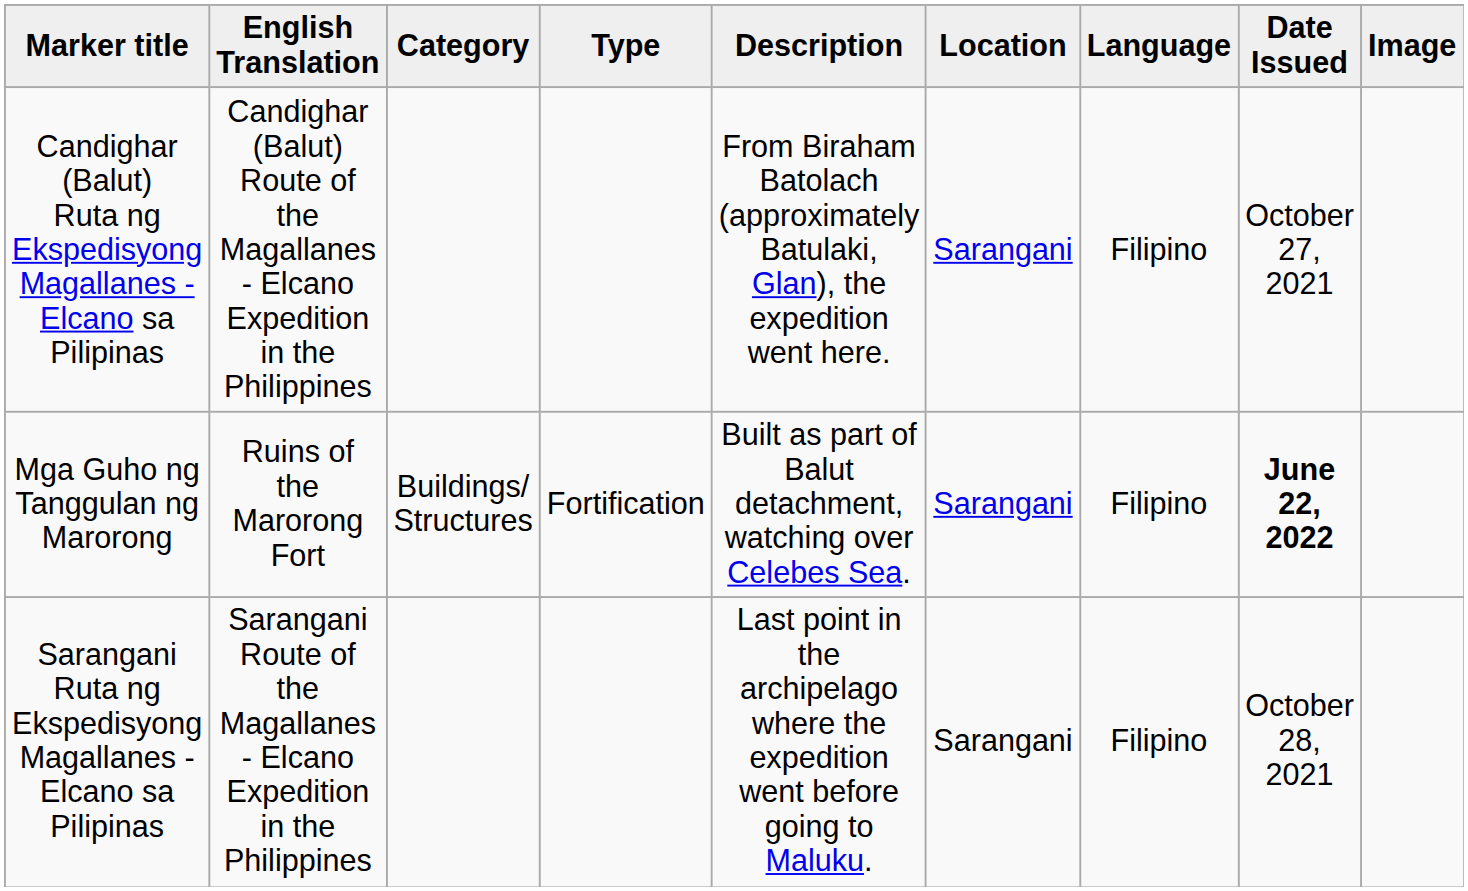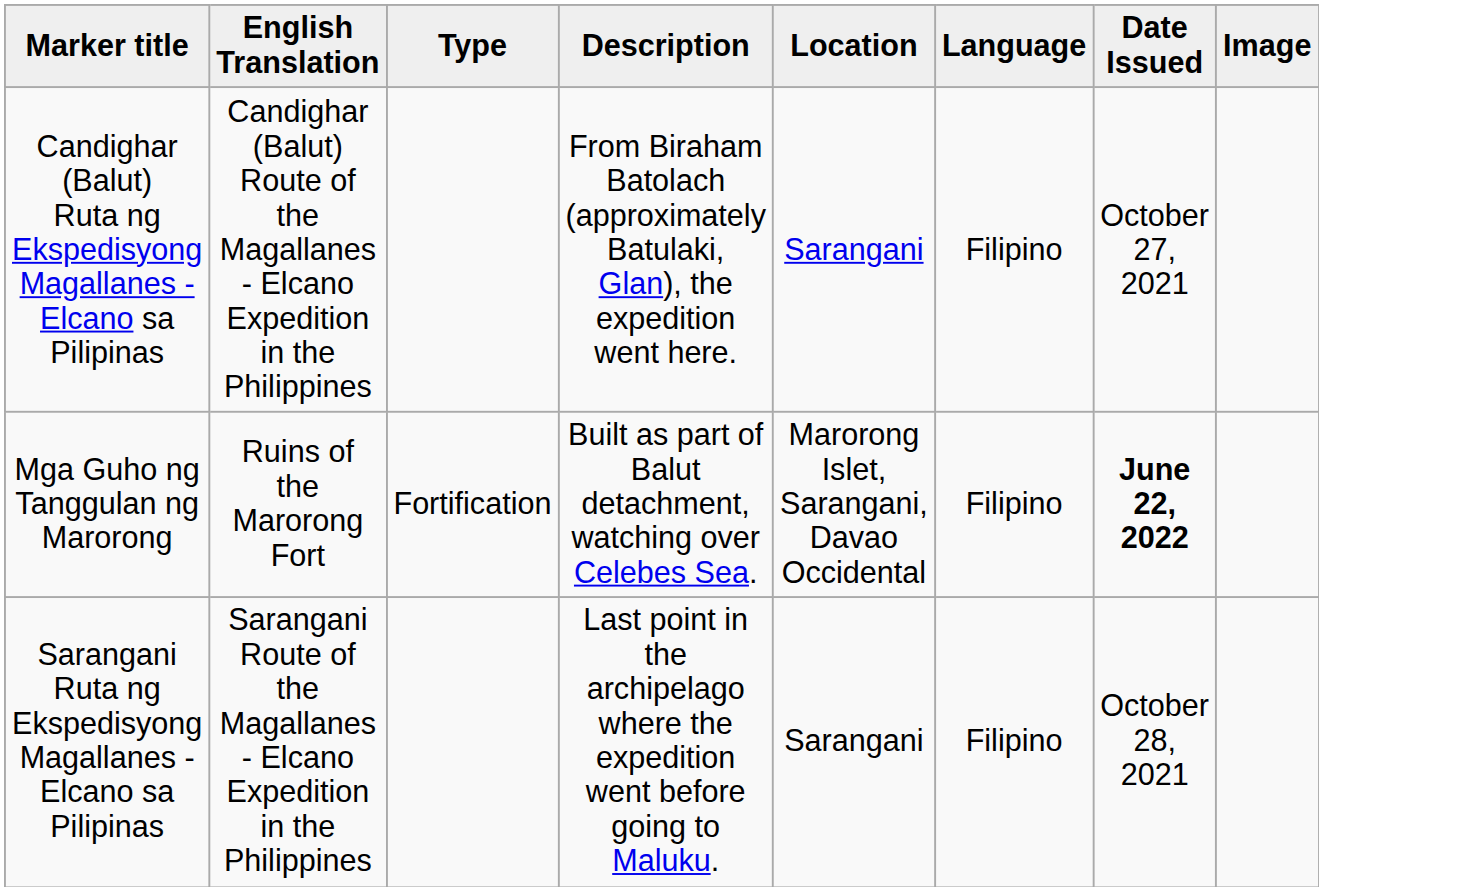- column: (463, 45)
(1003, 503) Sarangani -> (854, 503) Marorong Islet, Sarangani, Davao Occidental
